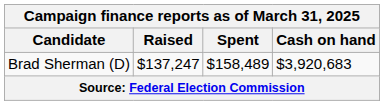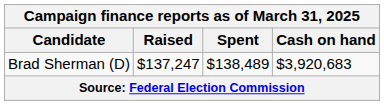(238, 64) $158,489 -> (238, 64) $138,489
